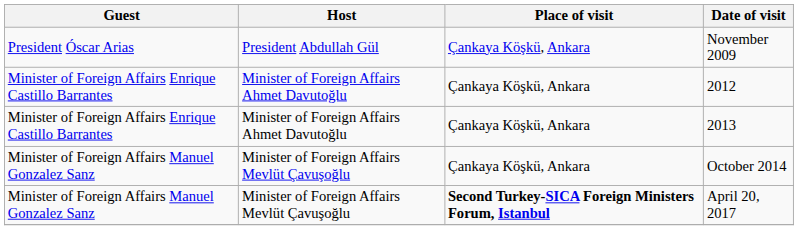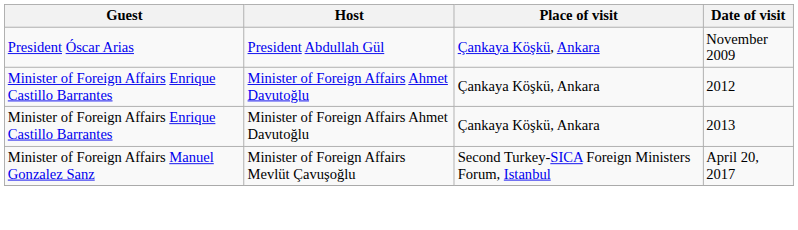- row: (747, 165)
(571, 205) bold -> (574, 165) normal
